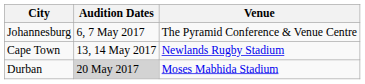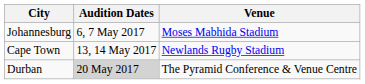(259, 32) The Pyramid Conference & Venue Centre -> (220, 32) Moses Mabhida Stadium
(220, 69) Moses Mabhida Stadium -> (259, 69) The Pyramid Conference & Venue Centre
